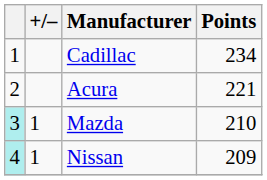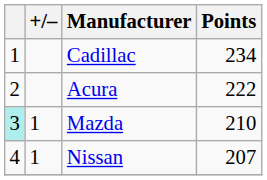(241, 89) 221 -> (241, 89) 222
(15, 158) paleturquoise background -> (15, 158) no background
(241, 158) 209 -> (241, 158) 207
